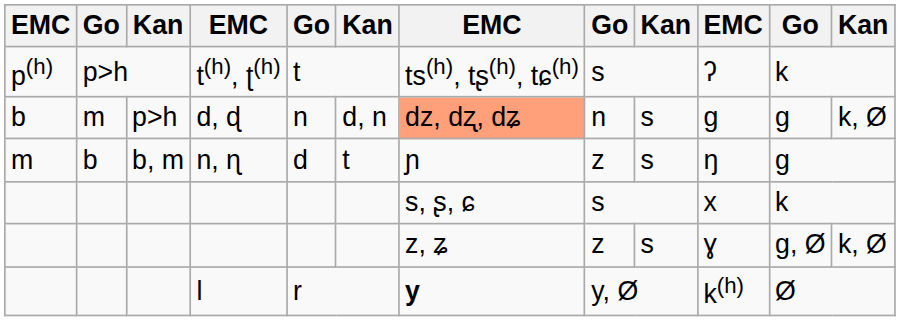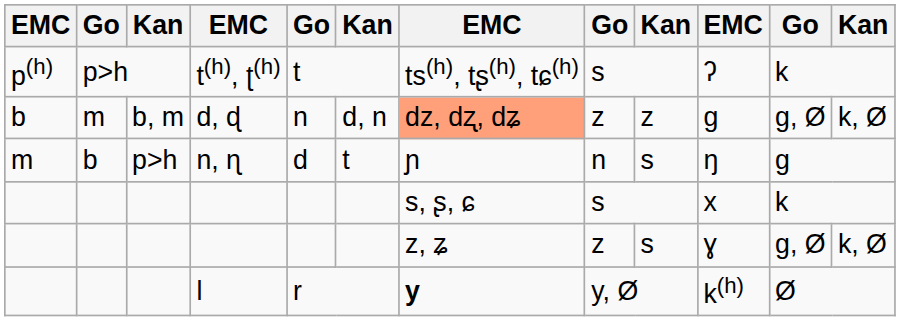(155, 117) p>h -> (158, 117) b, m
(599, 117) n -> (598, 117) z
(647, 117) s -> (647, 117) z
(783, 117) g -> (800, 117) g, Ø
(158, 160) b, m -> (155, 160) p>h
(598, 160) z -> (599, 160) n
